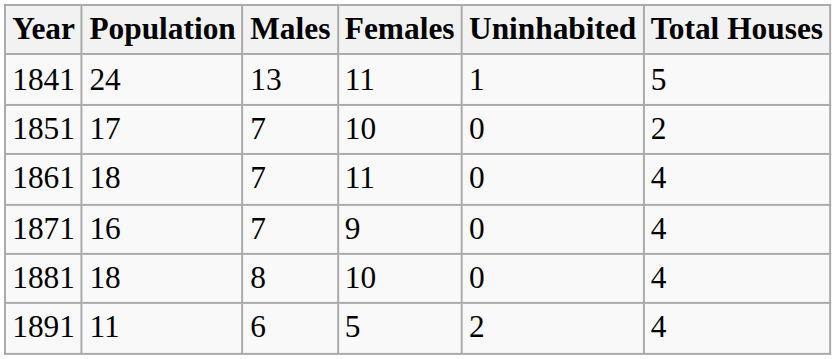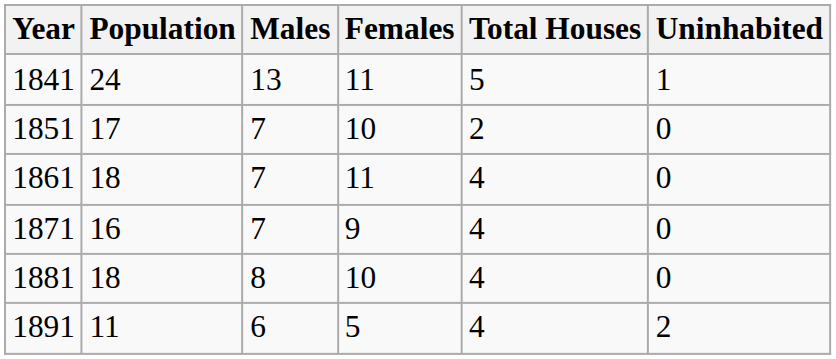columns swapped: (737, 29) <-> (553, 29)
